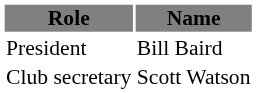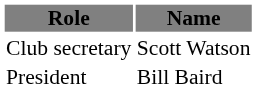rows swapped: (46, 47) <-> (69, 77)
